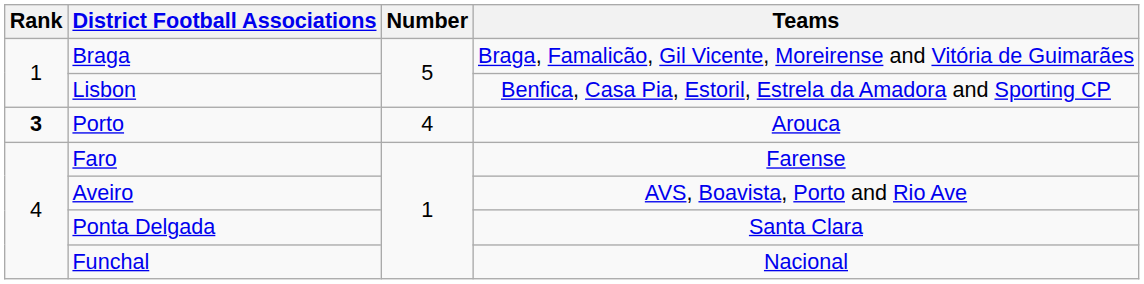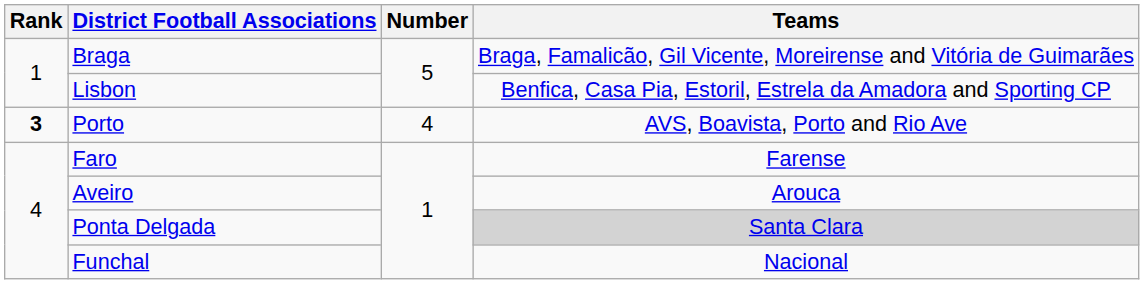(806, 124) Arouca -> (806, 124) AVS, Boavista, Porto and Rio Ave
(806, 192) AVS, Boavista, Porto and Rio Ave -> (806, 192) Arouca
(806, 227) no background -> (806, 227) lightgrey background
